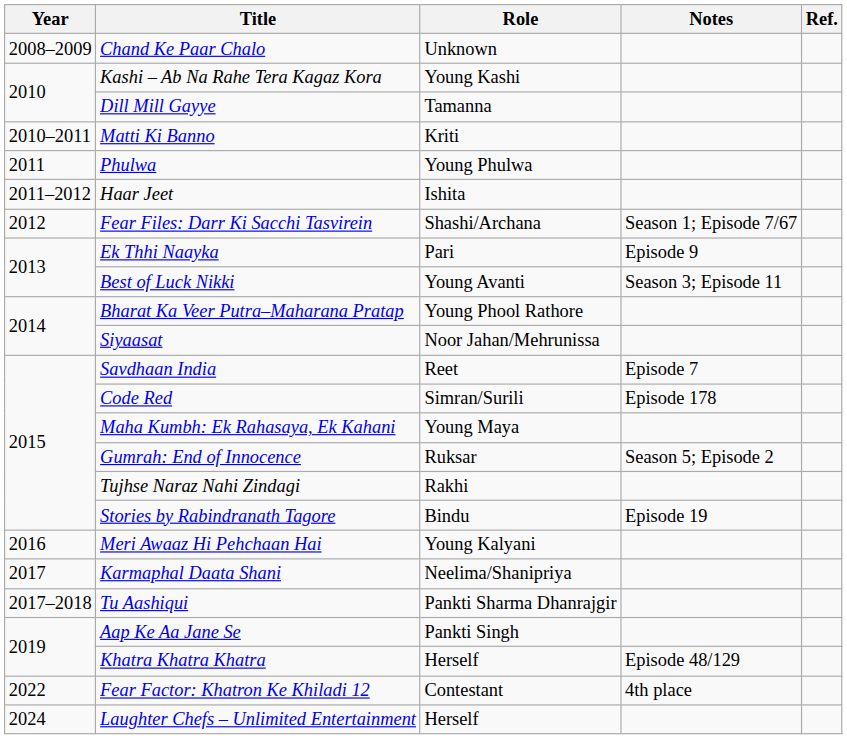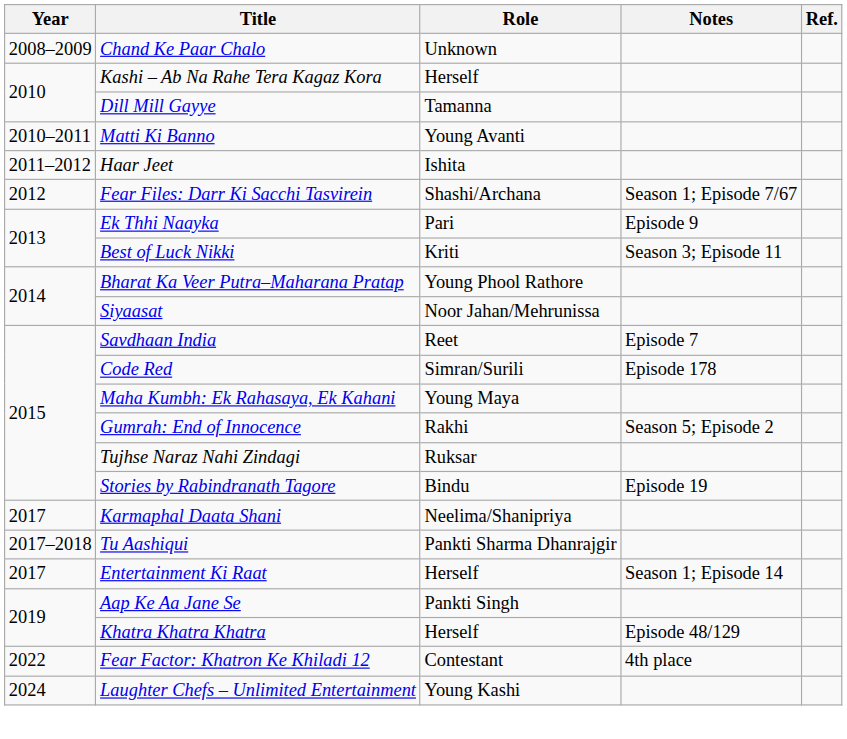(472, 77) Young Kashi -> (452, 77) Herself
(442, 135) Kriti -> (475, 135) Young Avanti
- row: (128, 164)
(475, 281) Young Avanti -> (442, 252) Kriti
(450, 456) Ruksar -> (446, 427) Rakhi
(446, 485) Rakhi -> (450, 456) Ruksar
- row: (211, 544)
+ row: (183, 573)
(452, 719) Herself -> (472, 690) Young Kashi
